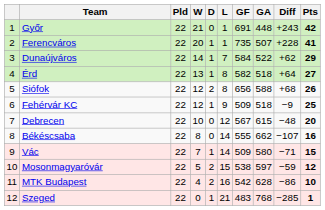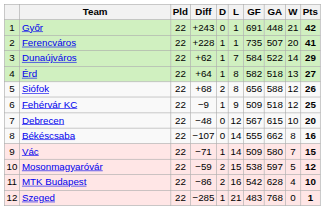columns swapped: (198, 12) <-> (287, 12)
